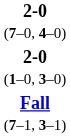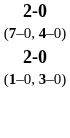- row: (35, 113)
